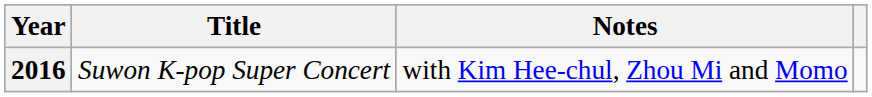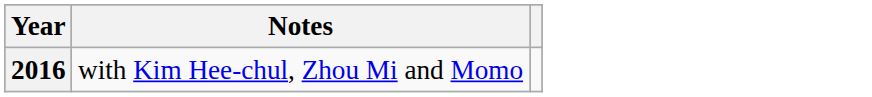- column: (234, 26)
